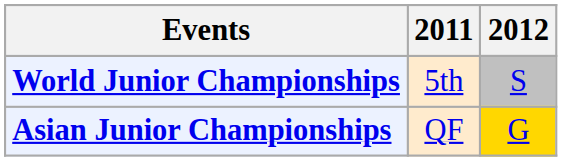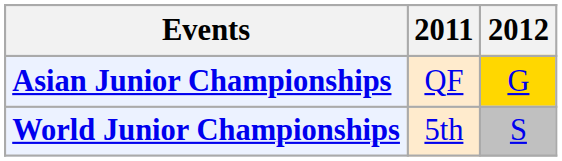rows swapped: (202, 130) <-> (206, 80)
